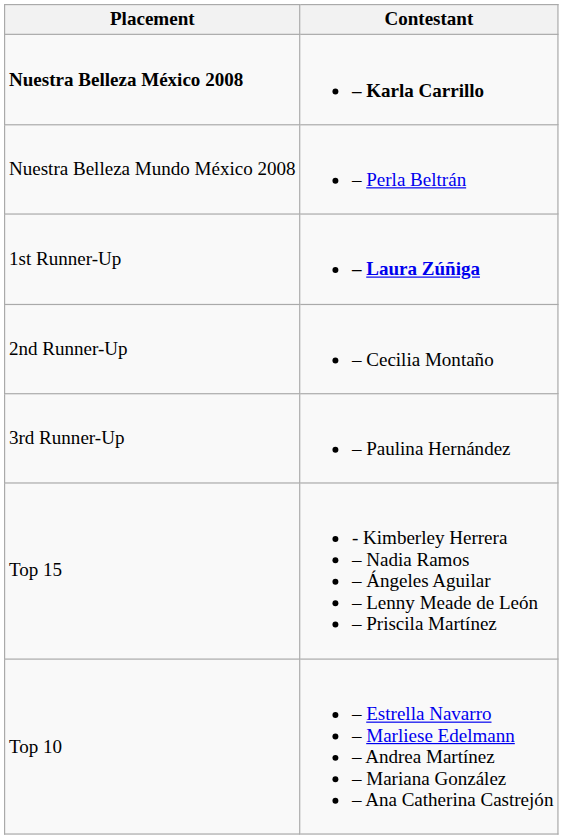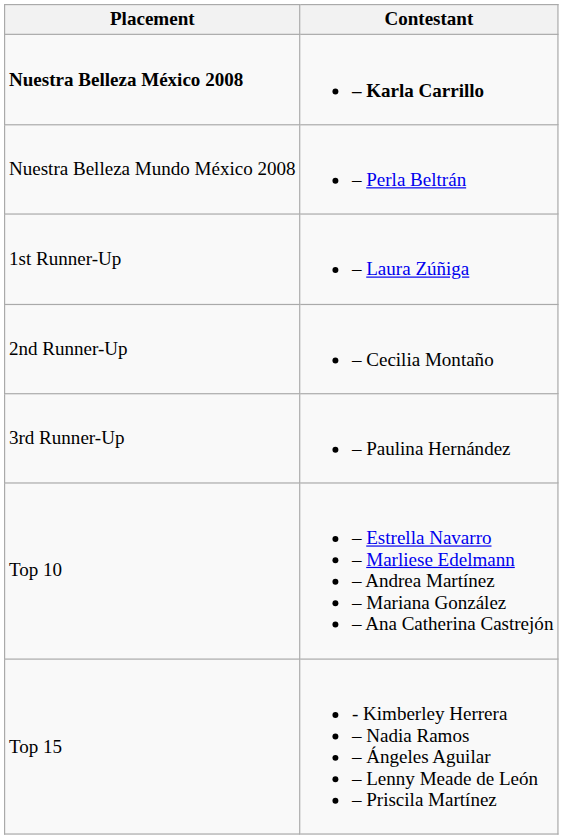(429, 270) bold -> (429, 270) normal
rows swapped: (36, 746) <-> (36, 570)
